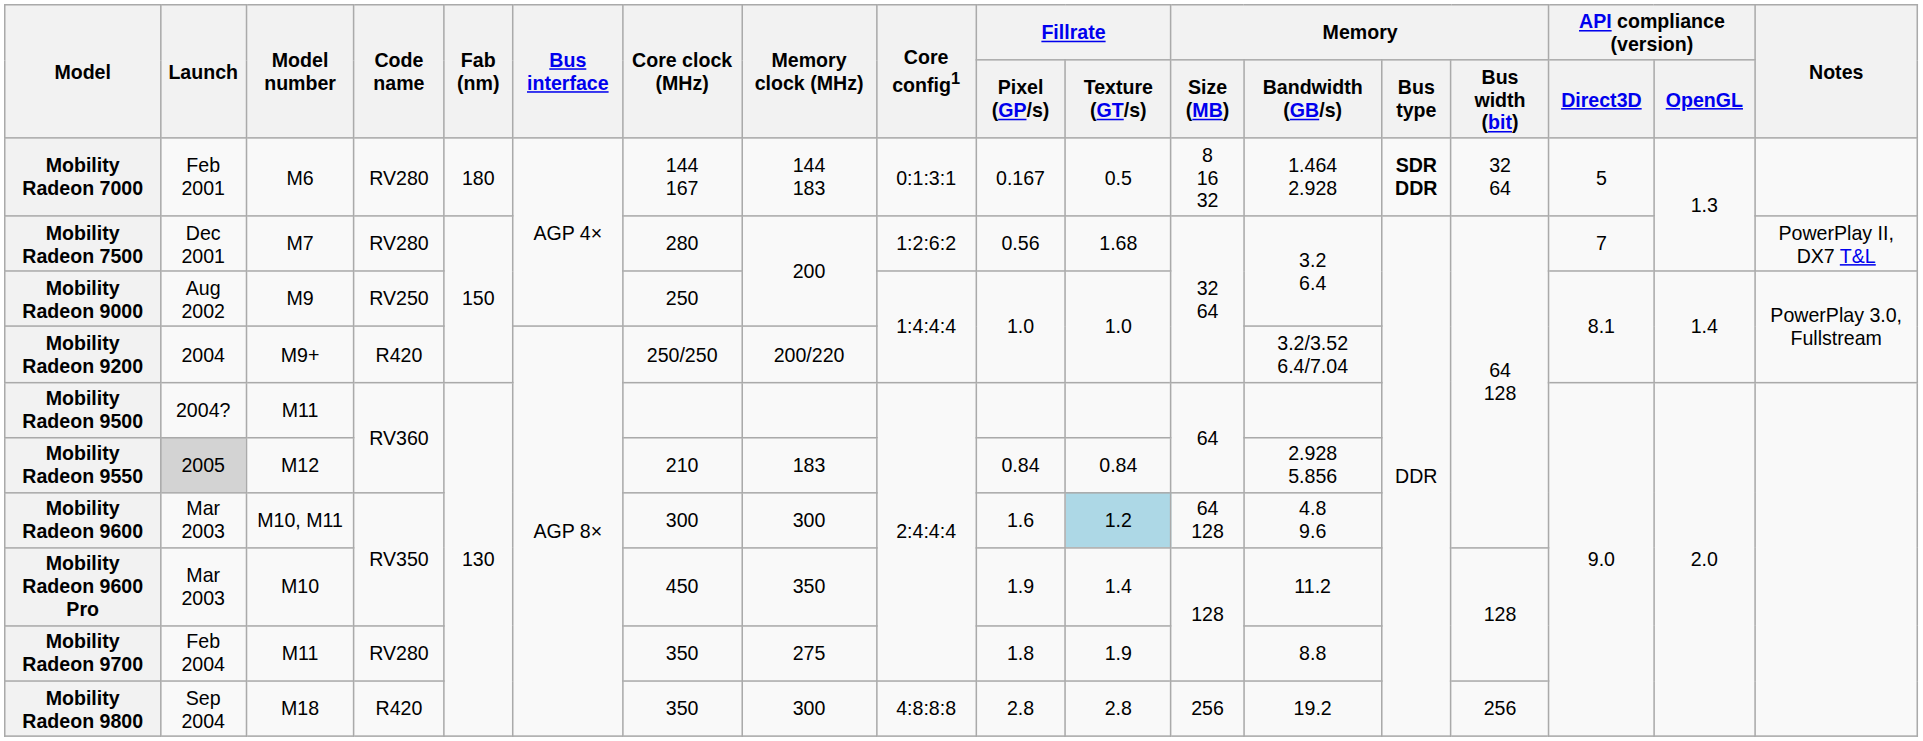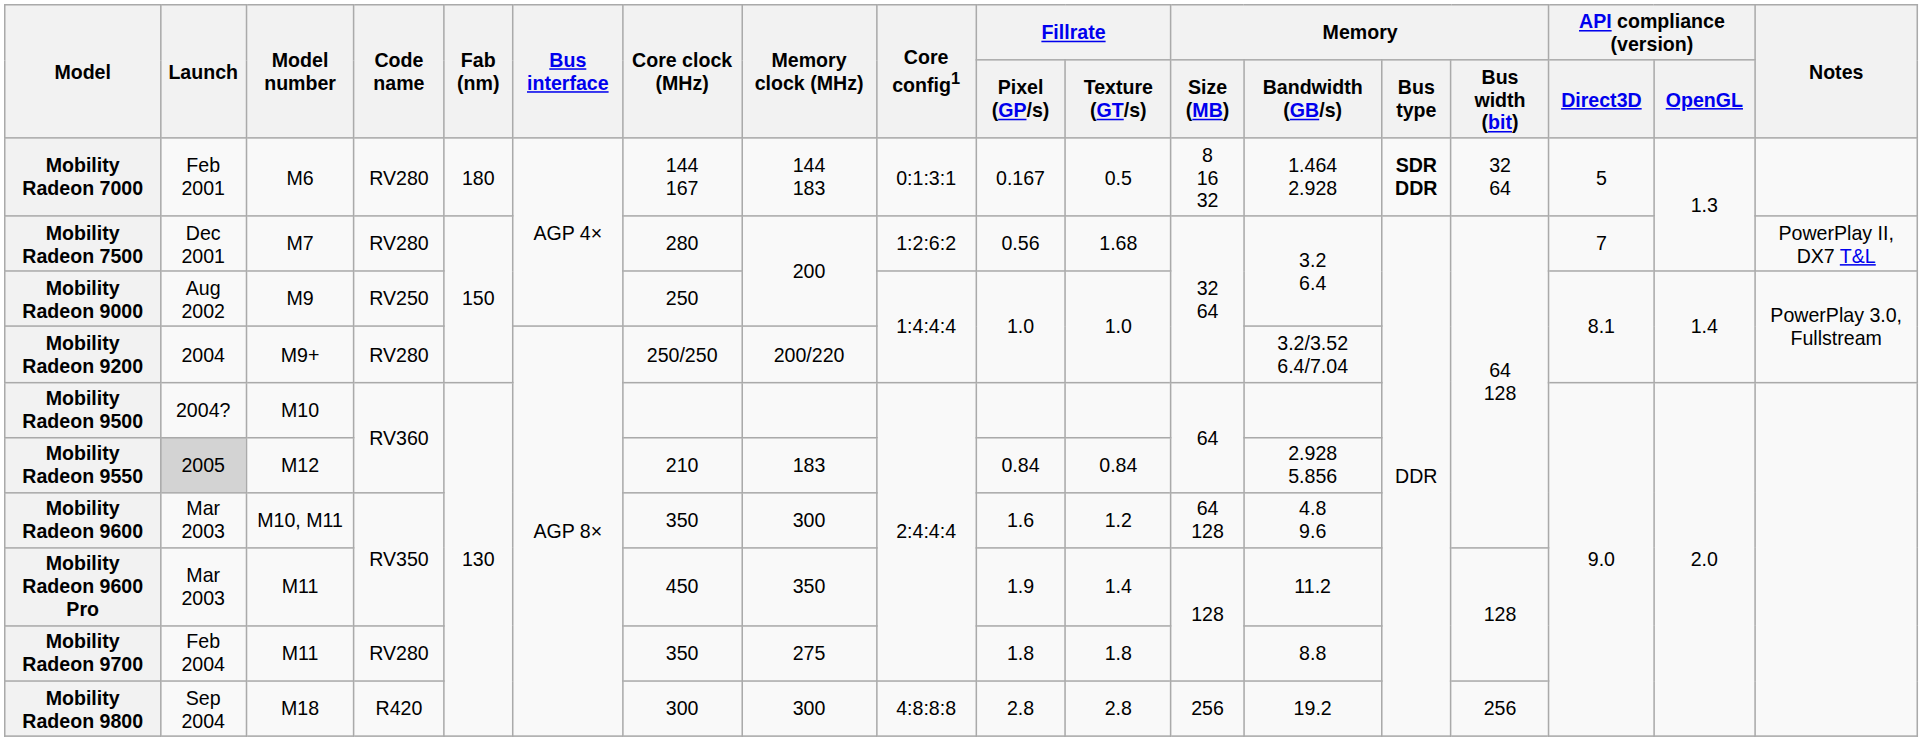(399, 354) R420 -> (399, 354) RV280
(300, 409) M11 -> (300, 409) M10
(682, 520) 300 -> (682, 520) 350
(1118, 520) lightblue background -> (1118, 520) no background
(300, 587) M10 -> (300, 587) M11
(1118, 653) 1.9 -> (1118, 653) 1.8
(682, 708) 350 -> (682, 708) 300
